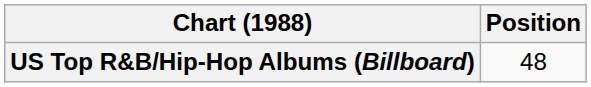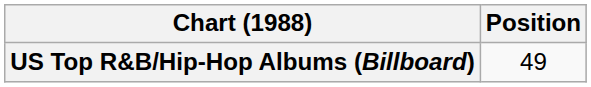(533, 61) 48 -> (533, 61) 49
